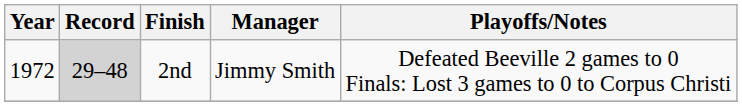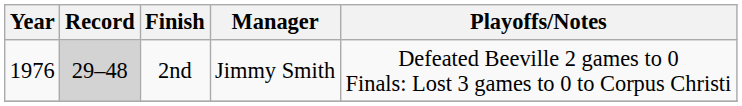(32, 70) 1972 -> (32, 70) 1976
